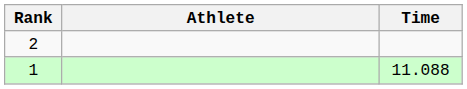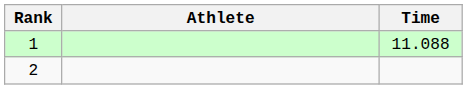rows swapped: (33, 70) <-> (33, 44)
